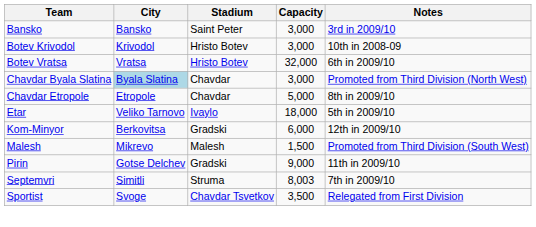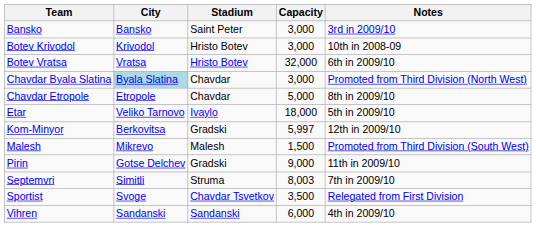(301, 130) 6,000 -> (301, 130) 5,997
+ row: (22, 213)
